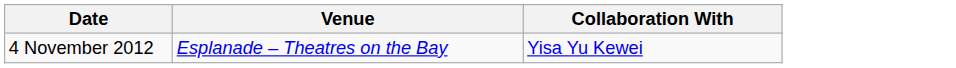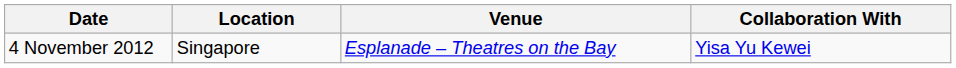+ column: (257, 18)
